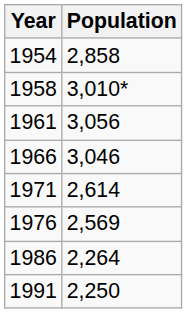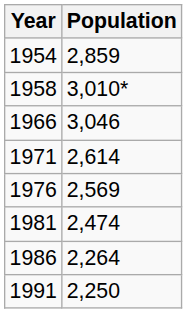(93, 55) 2,858 -> (93, 55) 2,859
- row: (33, 122)
+ row: (33, 223)
